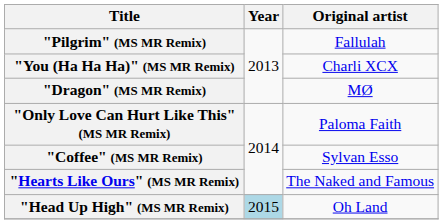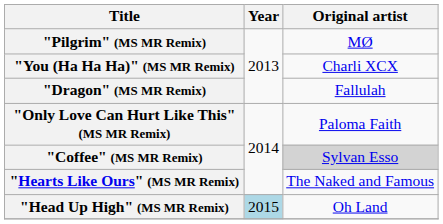(360, 41) Fallulah -> (360, 41) MØ
(360, 90) MØ -> (360, 90) Fallulah
(360, 157) no background -> (360, 157) lightgrey background
